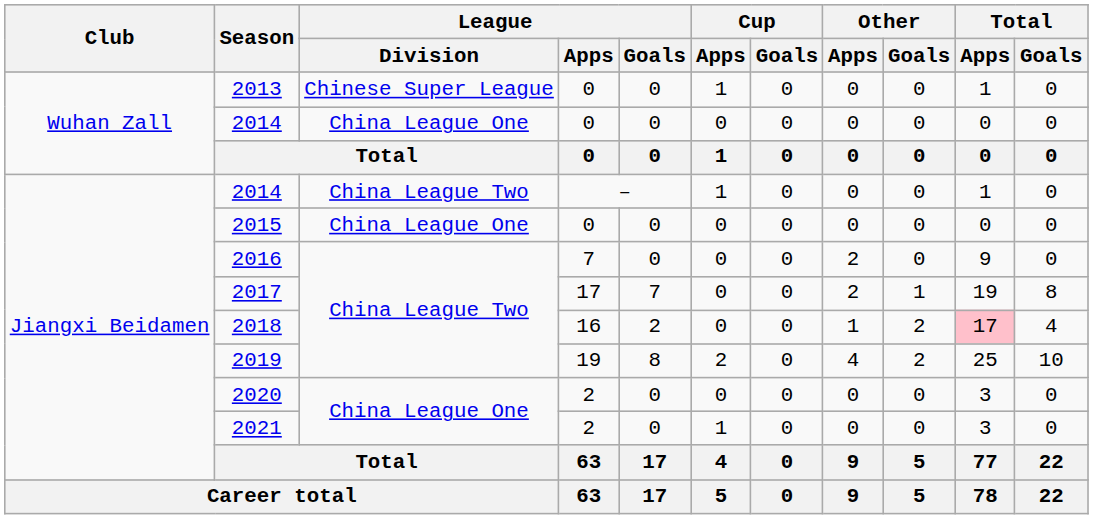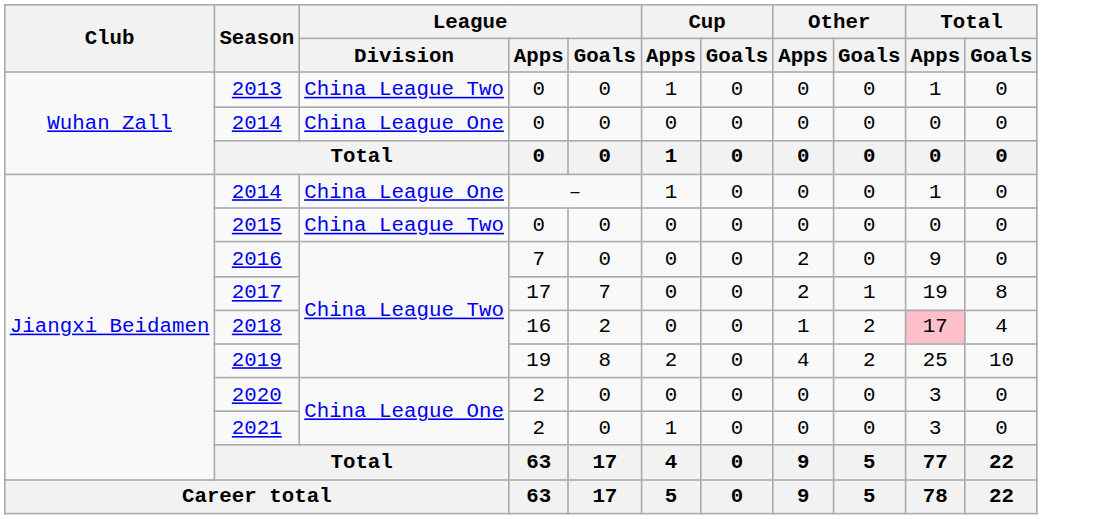(429, 90) Chinese Super League -> (404, 90) China League Two
(429, 191) China League Two -> (404, 191) China League One
(429, 225) China League One -> (404, 225) China League Two
